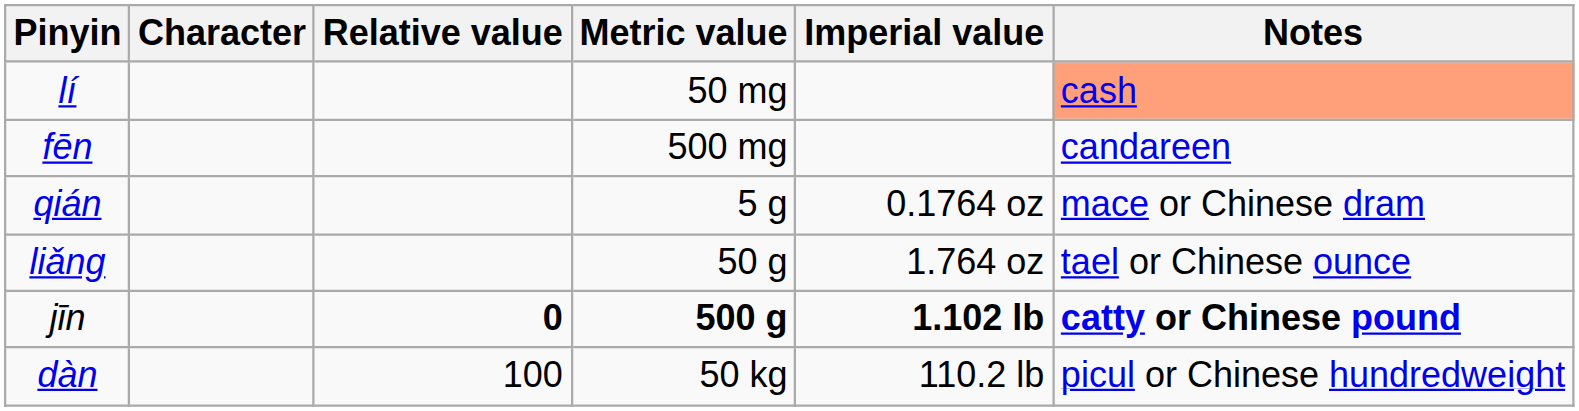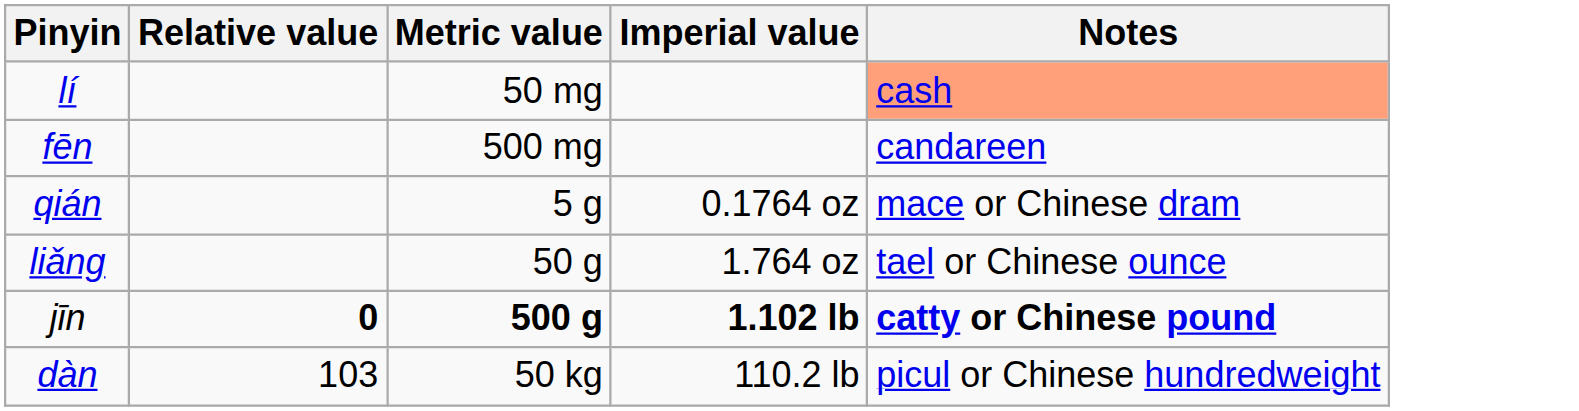- column: (222, 33)
(533, 375) 100 -> (348, 375) 103
